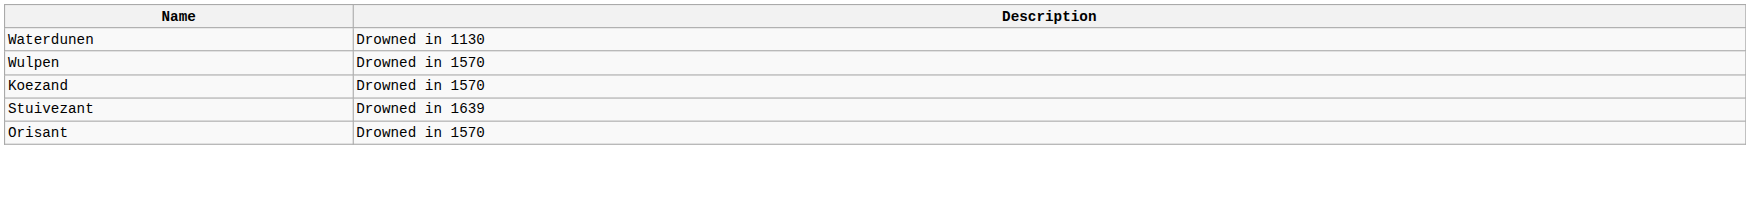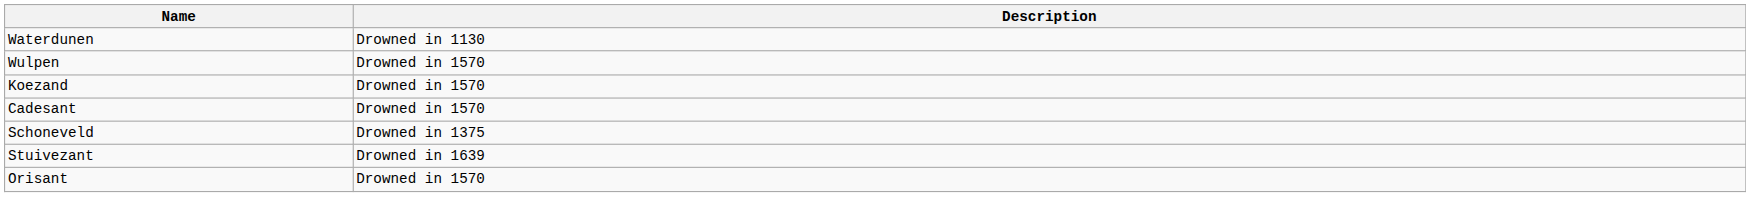+ row: (42, 109)
+ row: (51, 133)
